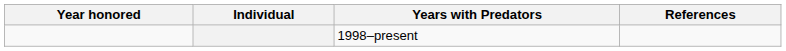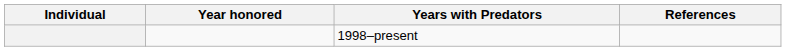columns swapped: (264, 14) <-> (99, 14)
